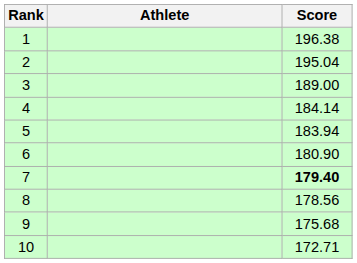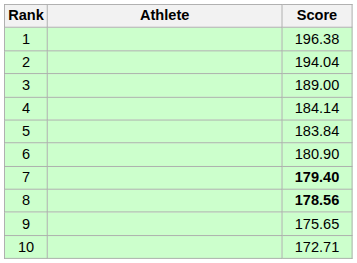(317, 62) 195.04 -> (317, 62) 194.04
(317, 131) 183.94 -> (317, 131) 183.84
(317, 200) normal -> (317, 200) bold
(317, 223) 175.68 -> (317, 223) 175.65
